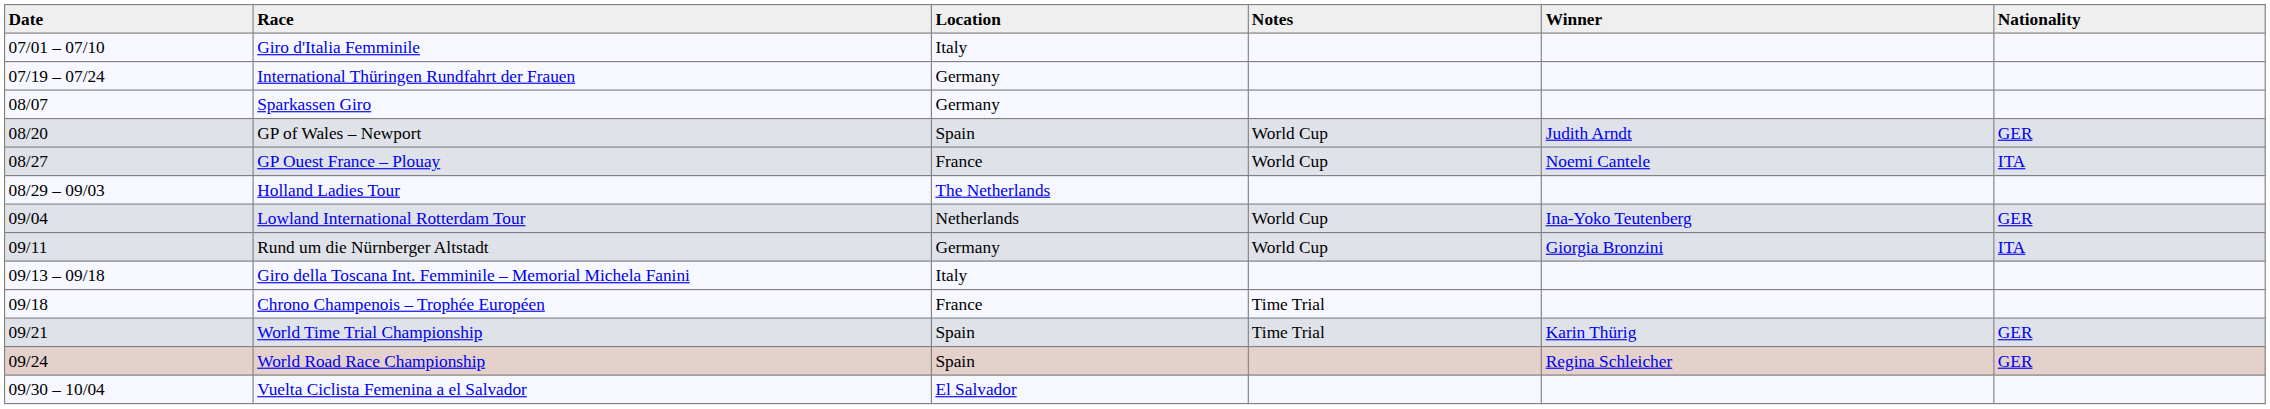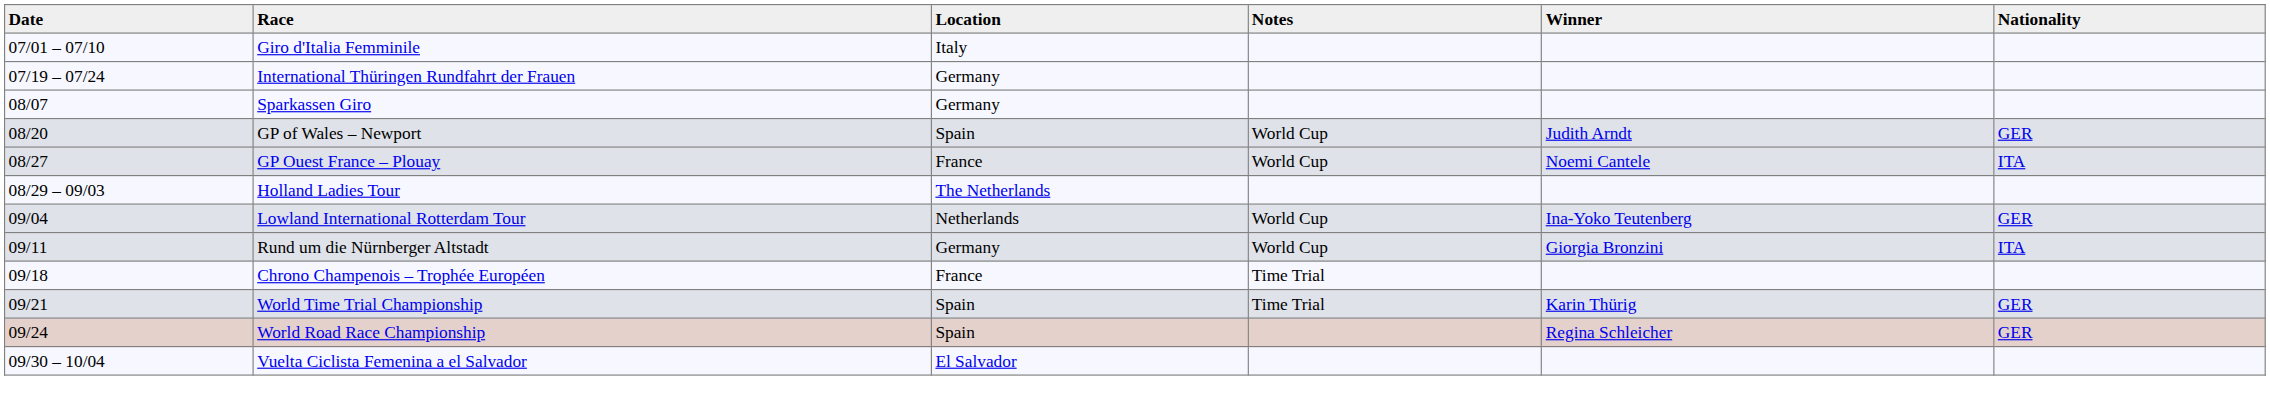- row: (474, 275)
